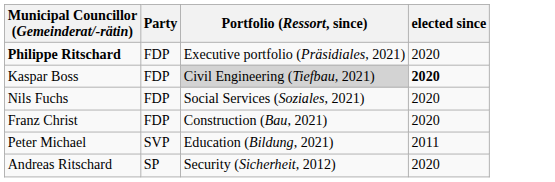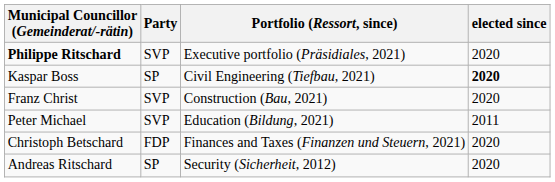(157, 53) FDP -> (157, 53) SVP
(157, 76) FDP -> (151, 76) SP
(279, 76) lightgrey background -> (279, 76) no background
- row: (38, 98)
(157, 120) FDP -> (157, 98) SVP
+ row: (65, 143)
